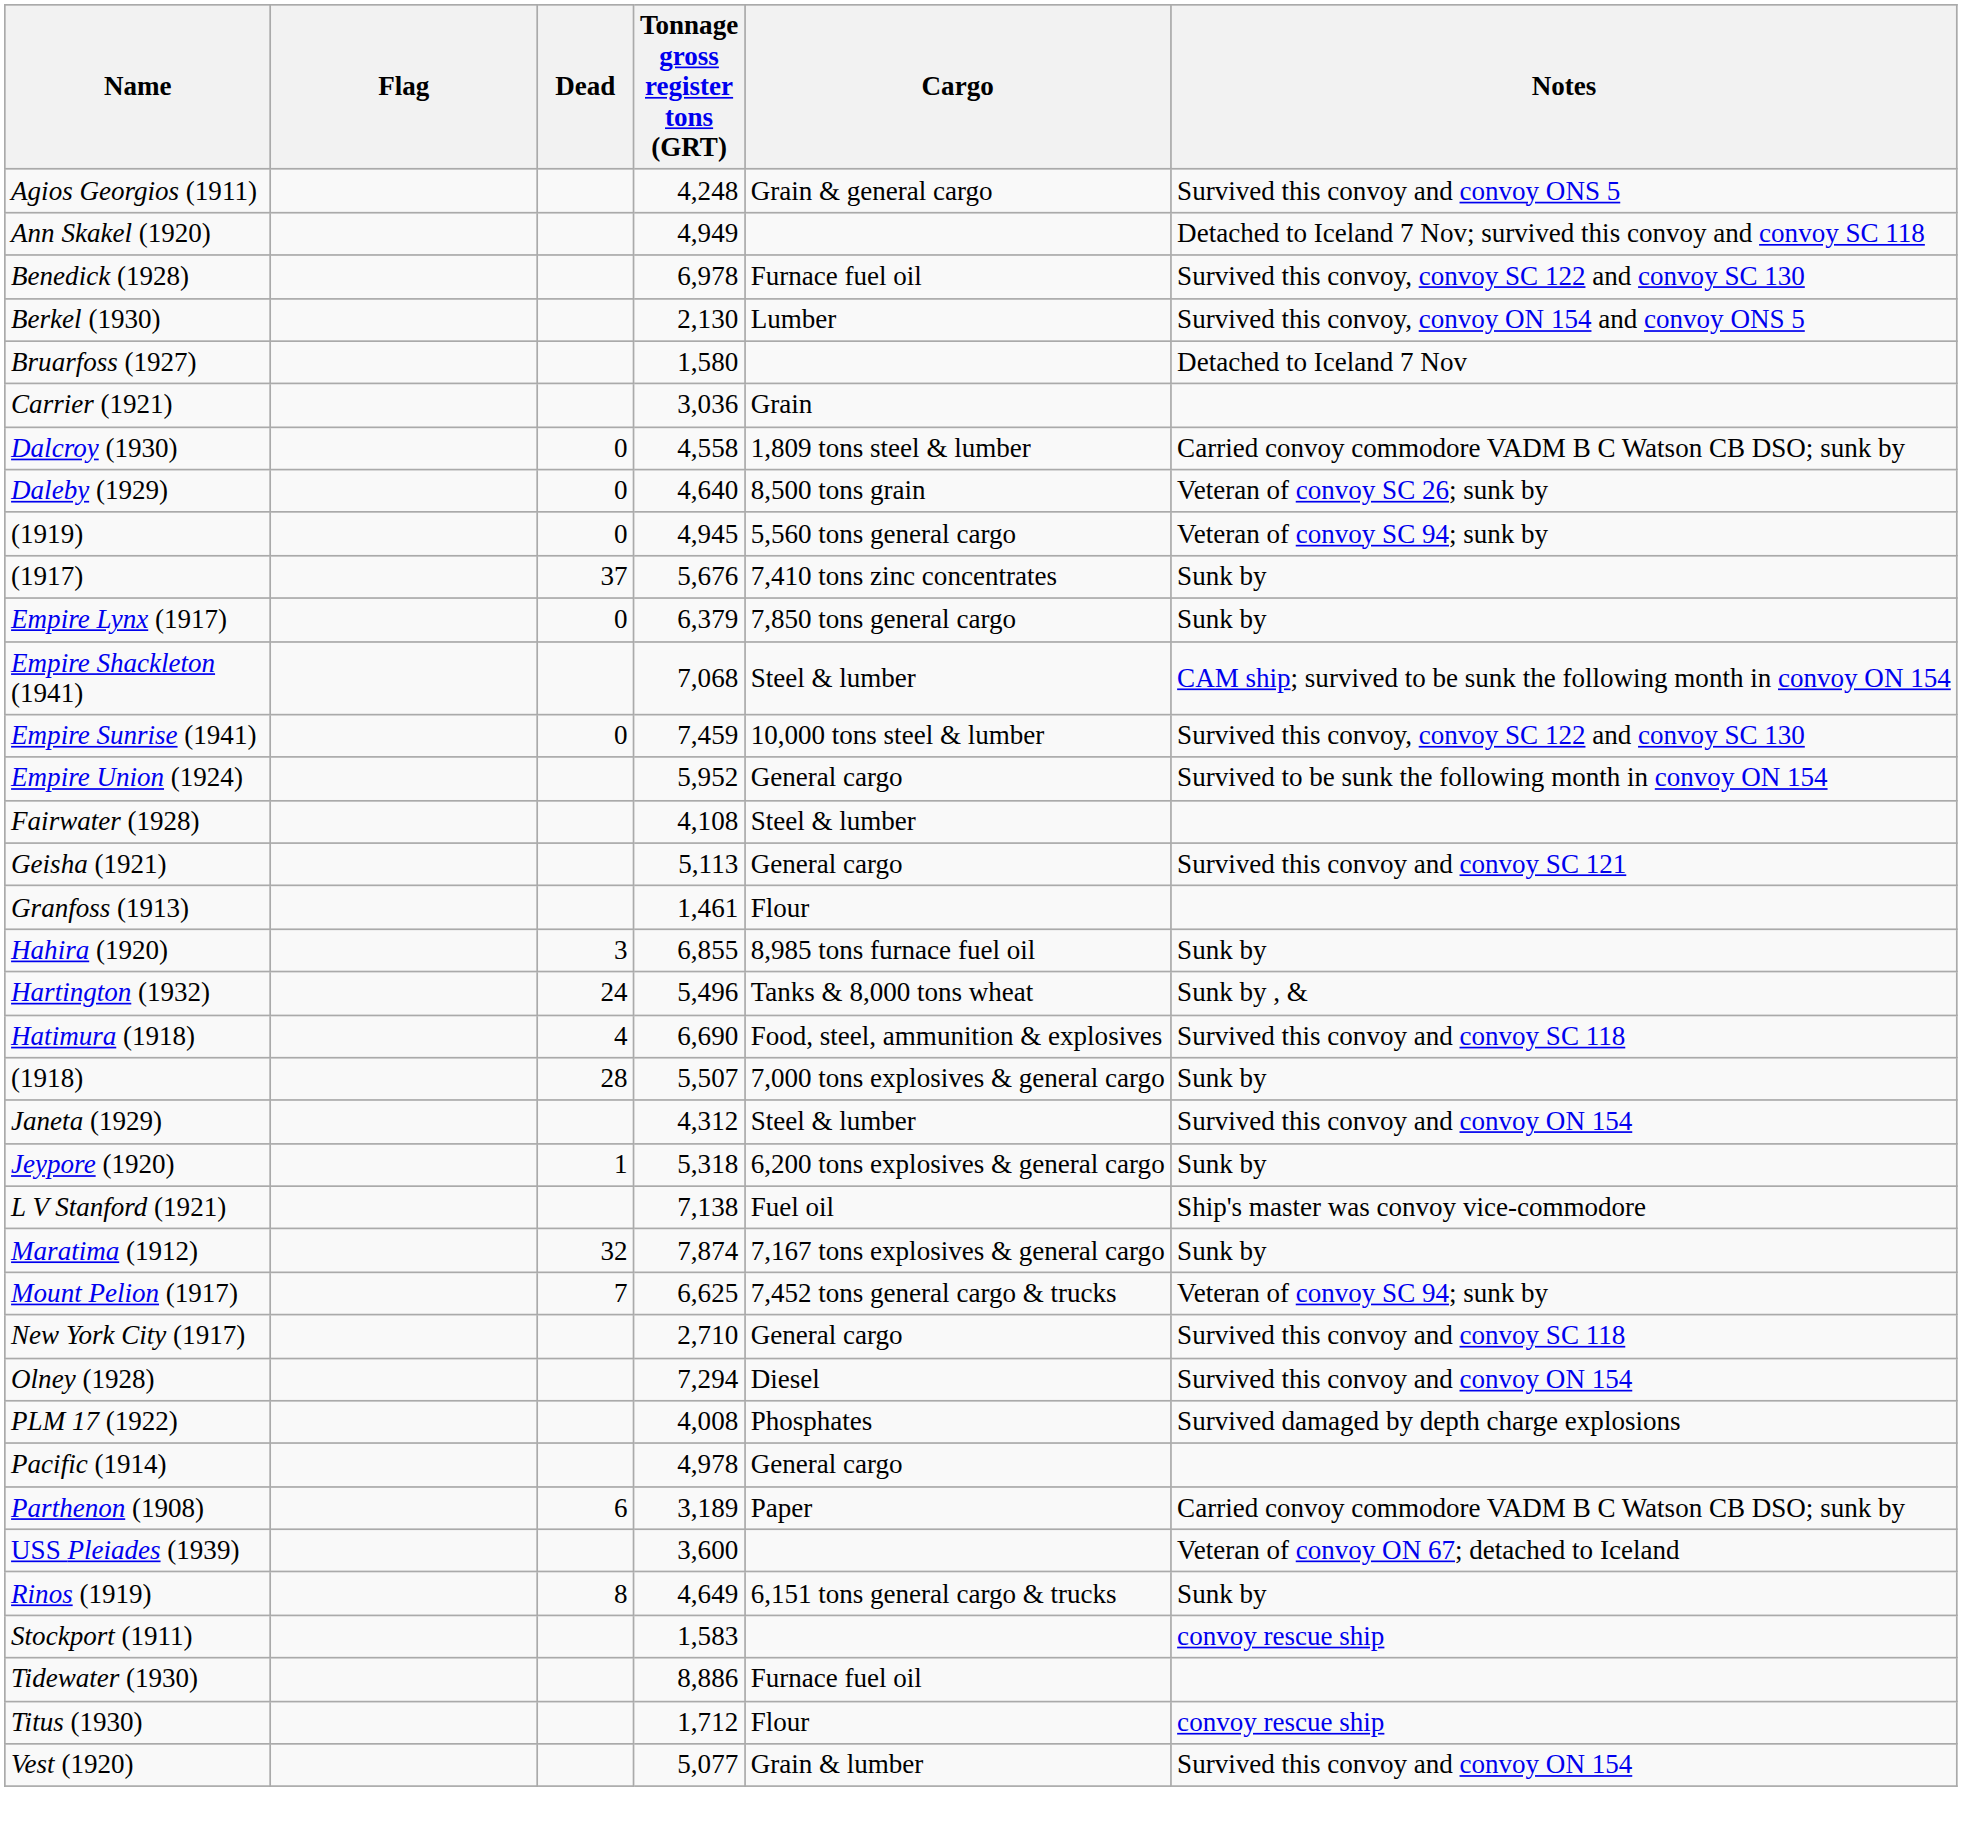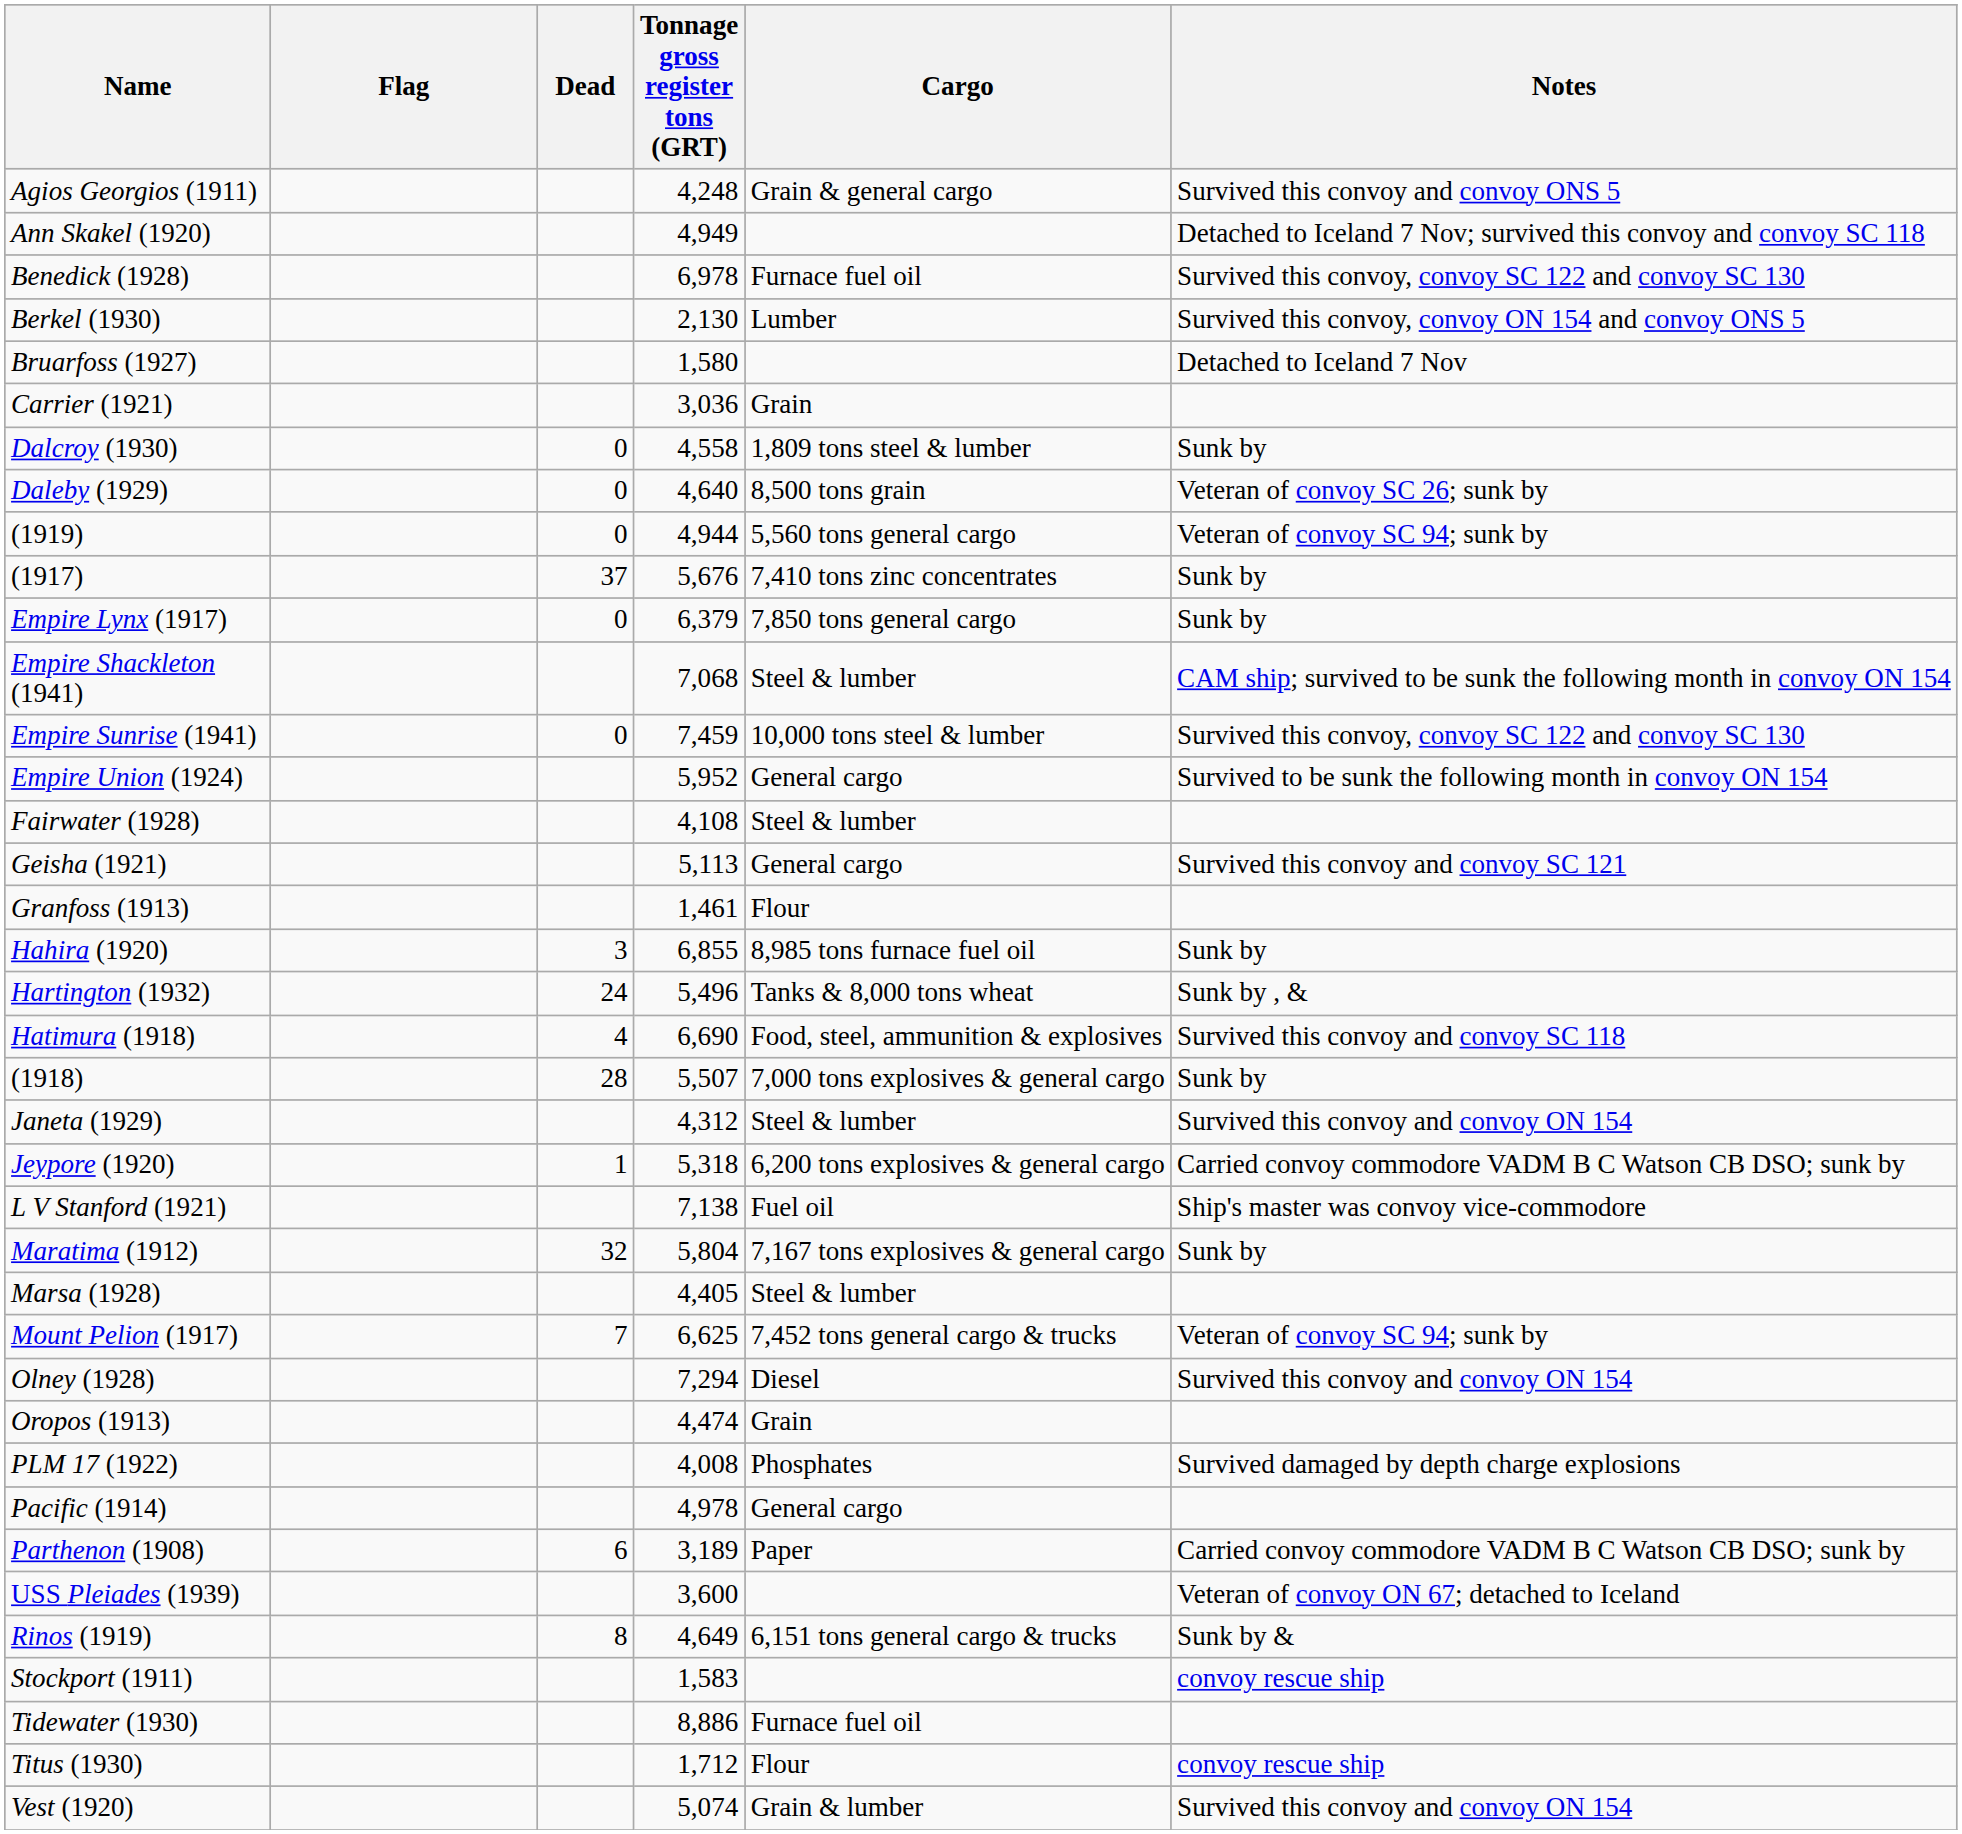(1541, 447) Carried convoy commodore VADM B C Watson CB DSO; sunk by -> (1222, 447) Sunk by
(708, 533) 4,945 -> (708, 533) 4,944
(1222, 1164) Sunk by -> (1541, 1164) Carried convoy commodore VADM B C Watson CB DSO; sunk by
(708, 1250) 7,874 -> (708, 1250) 5,804
+ row: (86, 1293)
- row: (128, 1335)
+ row: (91, 1421)
(1222, 1593) Sunk by -> (1236, 1636) Sunk by &
(708, 1764) 5,077 -> (708, 1807) 5,074
